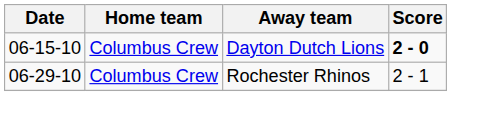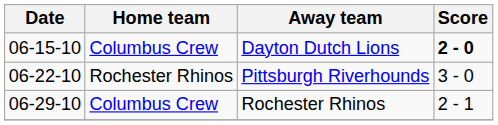+ row: (335, 76)
